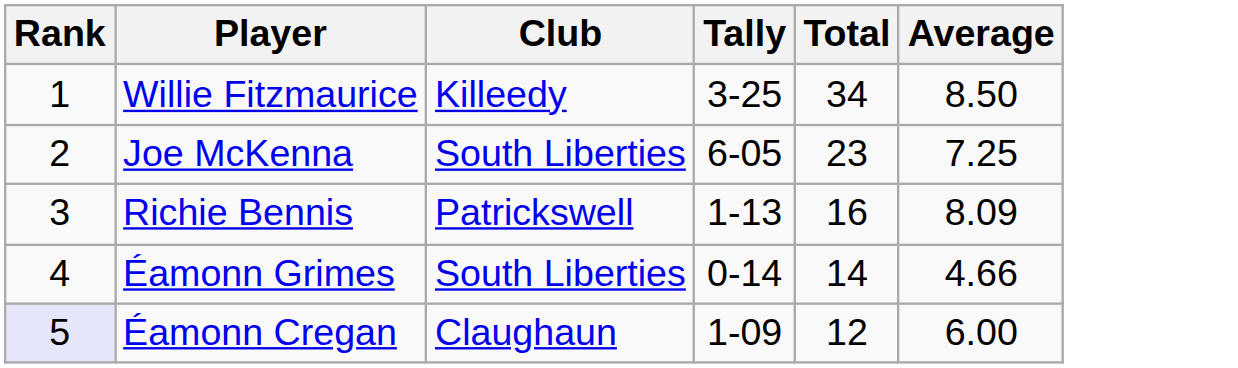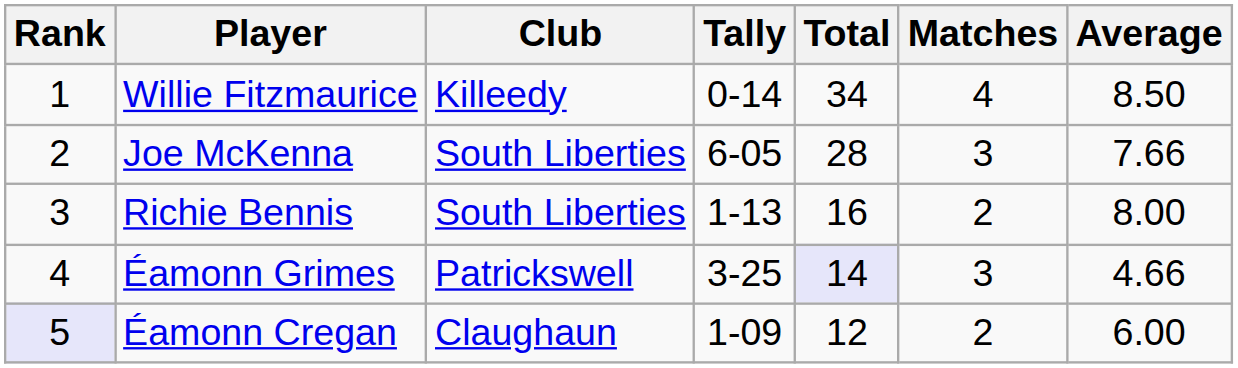+ column: (983, 34)
(745, 93) 3-25 -> (745, 93) 0-14
(847, 153) 23 -> (847, 153) 28
(981, 153) 7.25 -> (1149, 153) 7.66
(534, 213) Patrickswell -> (560, 213) South Liberties
(981, 213) 8.09 -> (1149, 213) 8.00
(560, 272) South Liberties -> (534, 272) Patrickswell
(745, 272) 0-14 -> (745, 272) 3-25
(847, 272) no background -> (847, 272) lavender background
